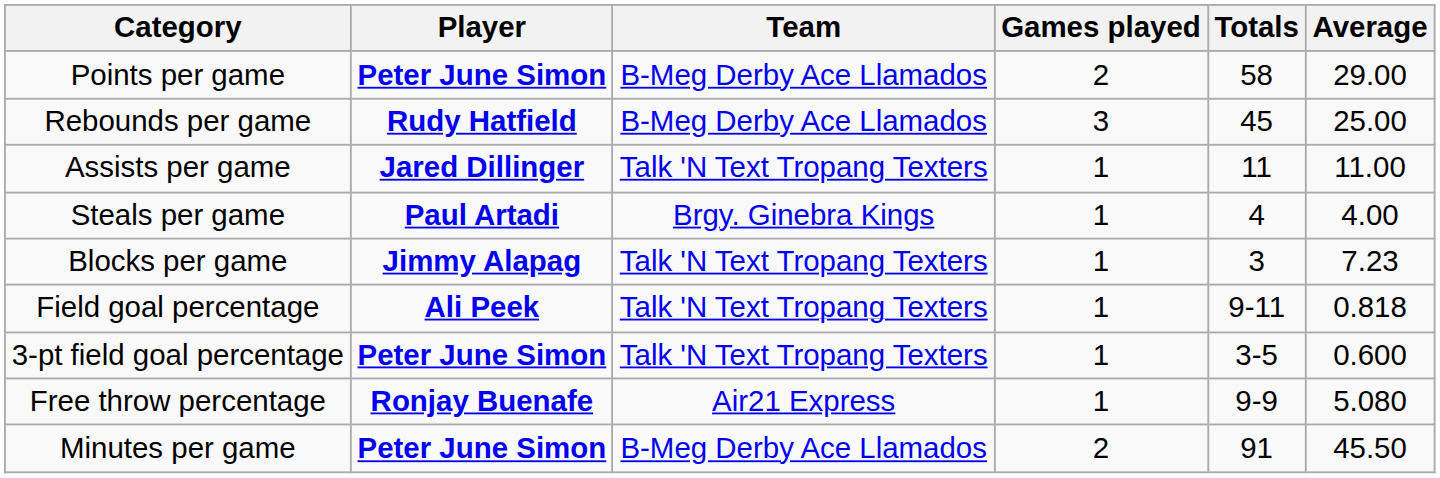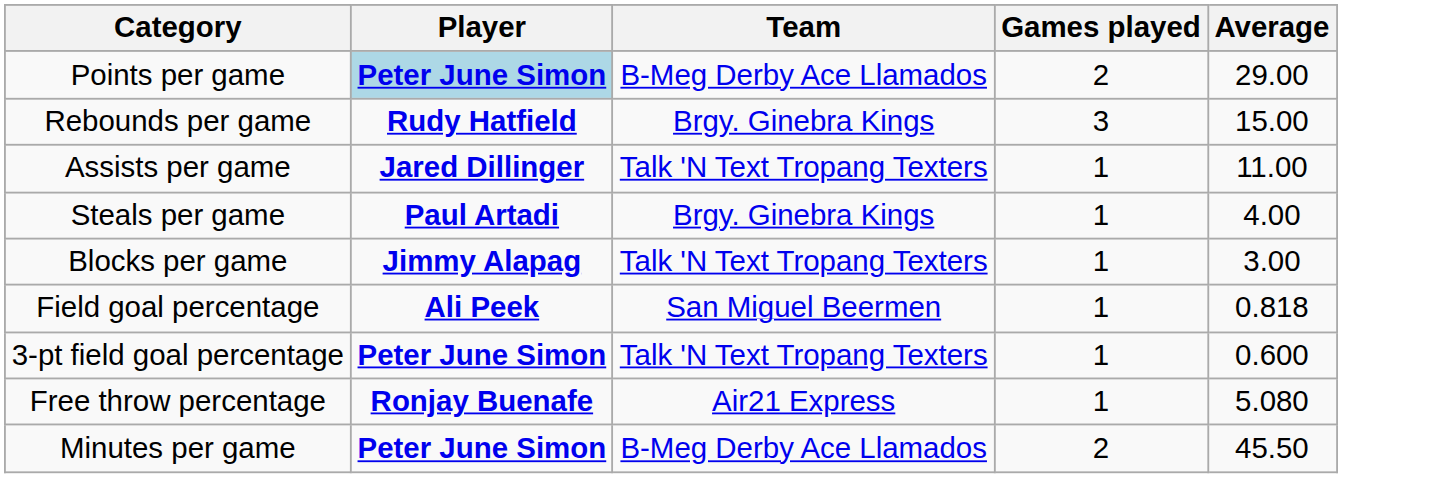- column: (1257, 27)
(482, 74) no background -> (482, 74) lightblue background
(804, 121) B-Meg Derby Ace Llamados -> (804, 121) Brgy. Ginebra Kings
(1370, 121) 25.00 -> (1272, 121) 15.00
(1370, 261) 7.23 -> (1272, 261) 3.00
(804, 307) Talk 'N Text Tropang Texters -> (804, 307) San Miguel Beermen
